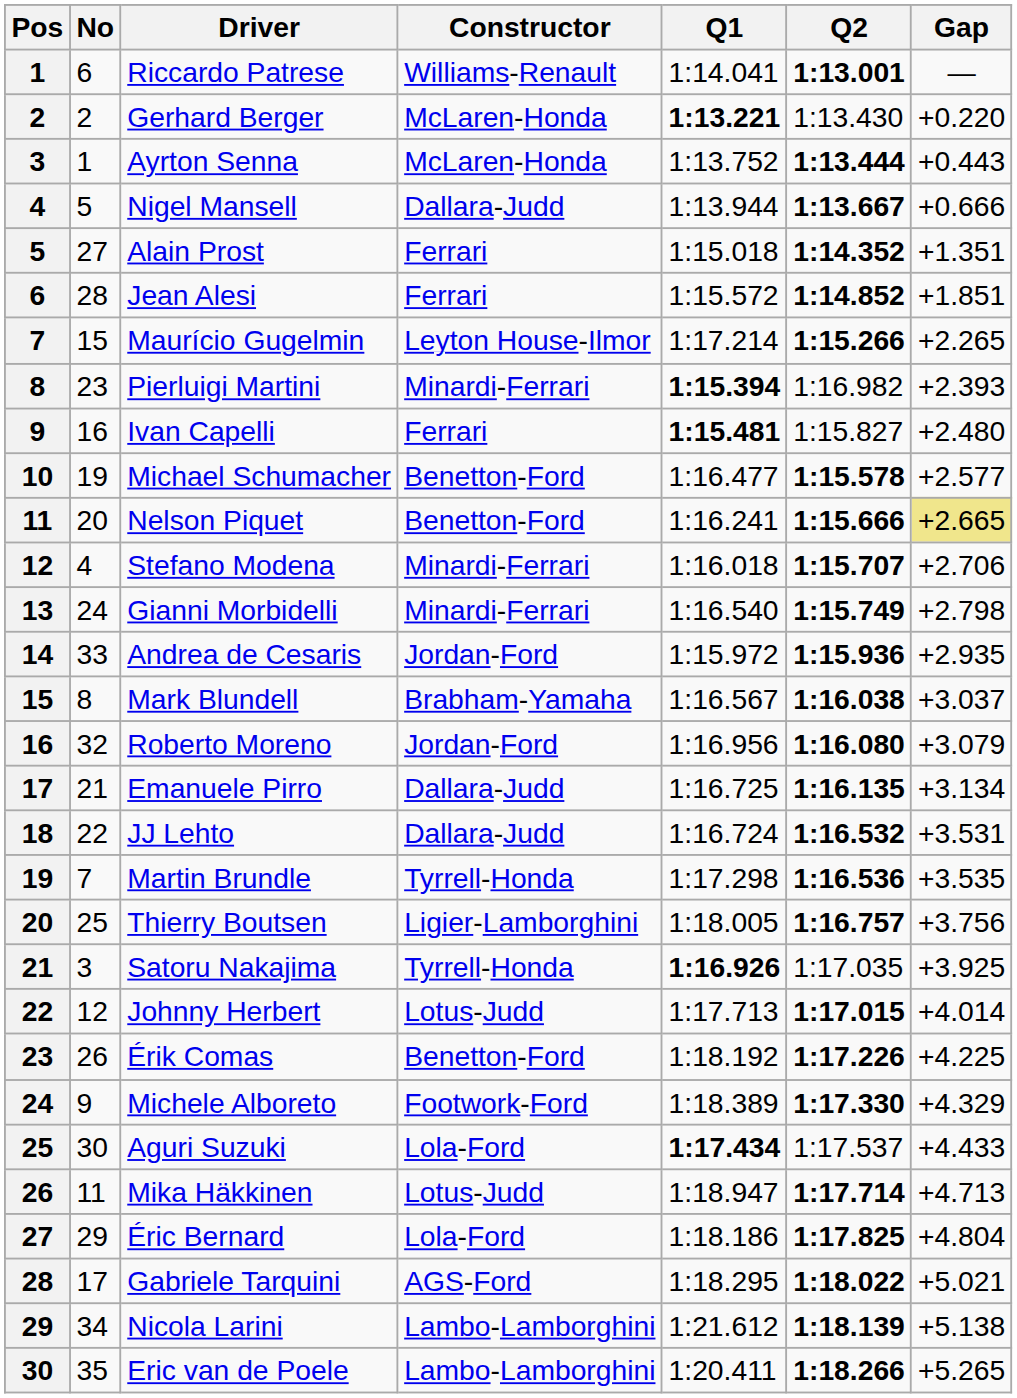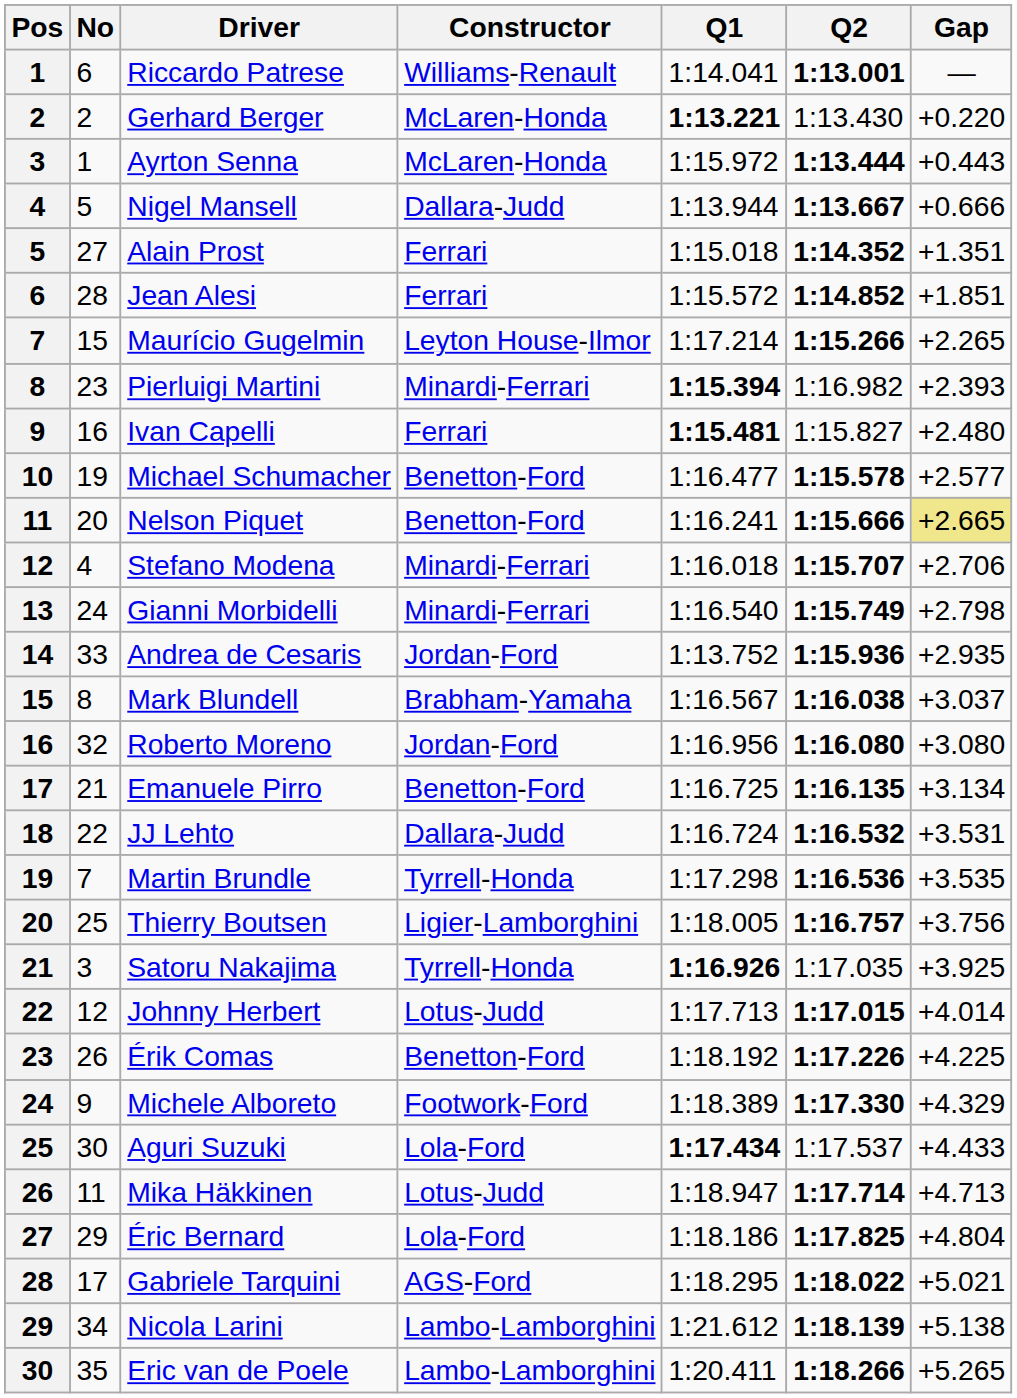(724, 162) 1:13.752 -> (724, 162) 1:15.972
(724, 654) 1:15.972 -> (724, 654) 1:13.752
(962, 744) +3.079 -> (962, 744) +3.080
(484, 788) Dallara-Judd -> (494, 788) Benetton-Ford
